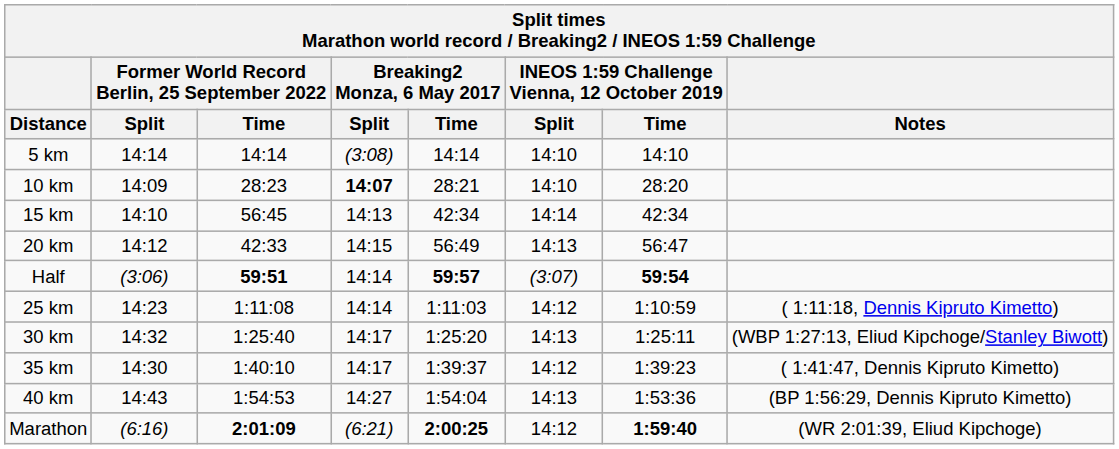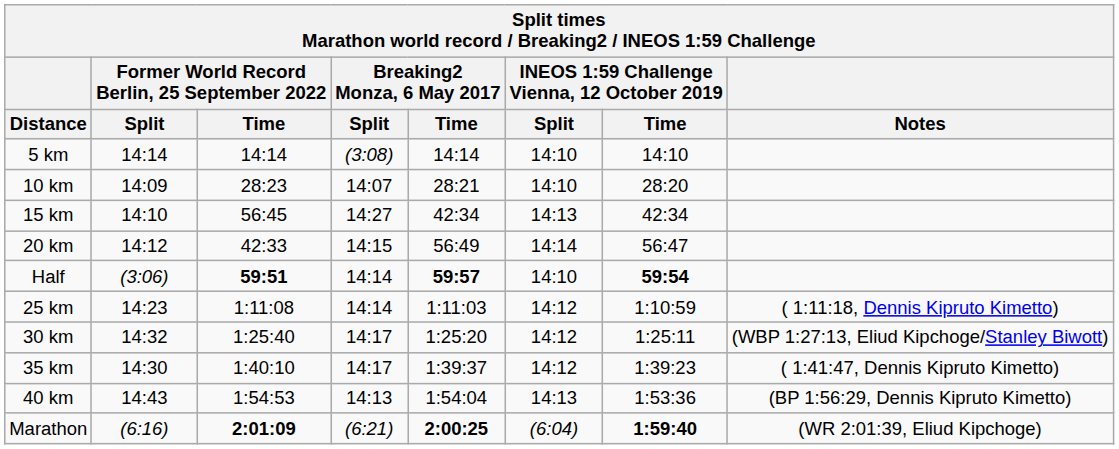(369, 185) bold -> (369, 185) normal
(369, 215) 14:13 -> (369, 215) 14:27
(554, 215) 14:14 -> (554, 215) 14:13
(554, 246) 14:13 -> (554, 246) 14:14
(554, 276) (3:07) -> (554, 276) 14:10
(554, 337) 14:13 -> (554, 337) 14:12
(369, 398) 14:27 -> (369, 398) 14:13
(554, 429) 14:12 -> (554, 429) (6:04)
